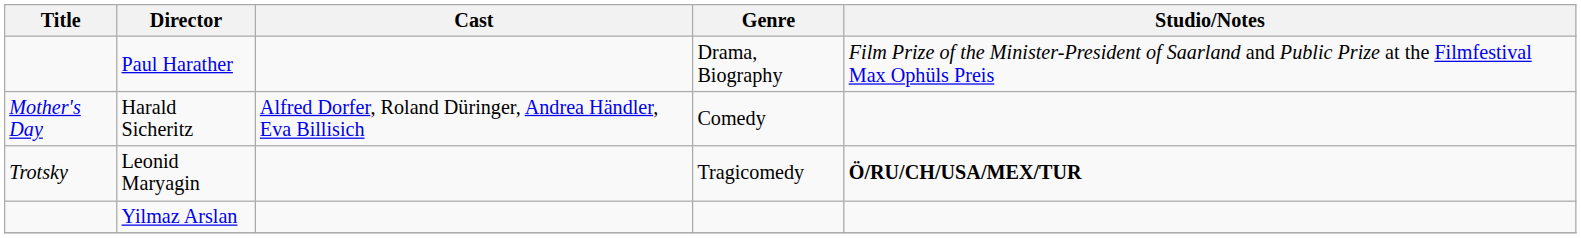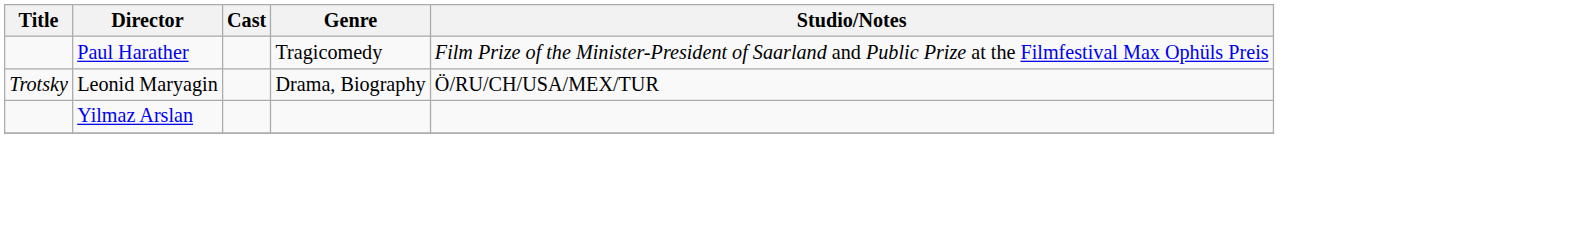(740, 63) Drama, Biography -> (329, 52) Tragicomedy
- row: (157, 118)
(751, 173) Tragicomedy -> (351, 84) Drama, Biography
(965, 173) bold -> (547, 84) normal
